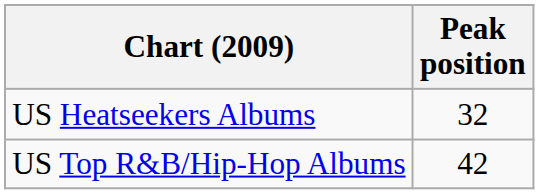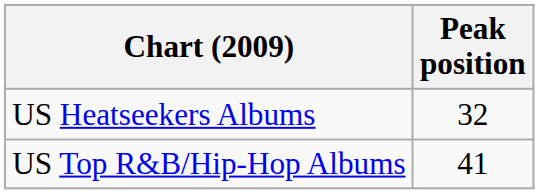(473, 163) 42 -> (473, 163) 41
